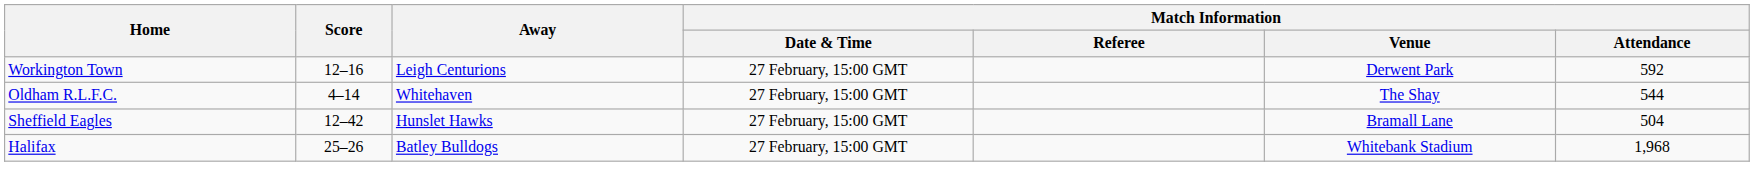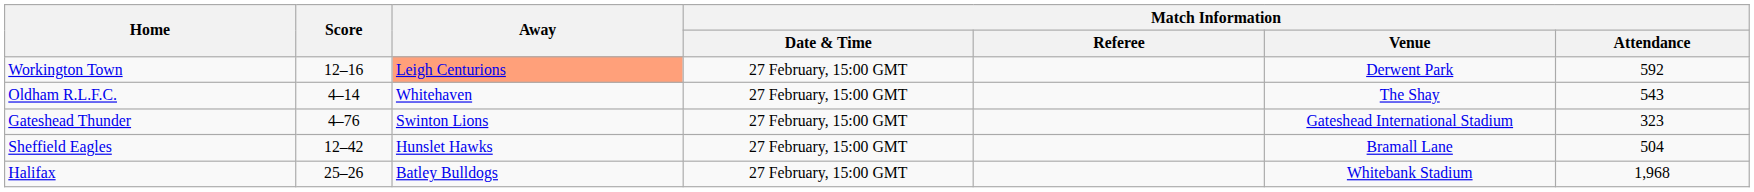(451, 69) no background -> (451, 69) lightsalmon background
(1652, 95) 544 -> (1652, 95) 543
+ row: (70, 121)
